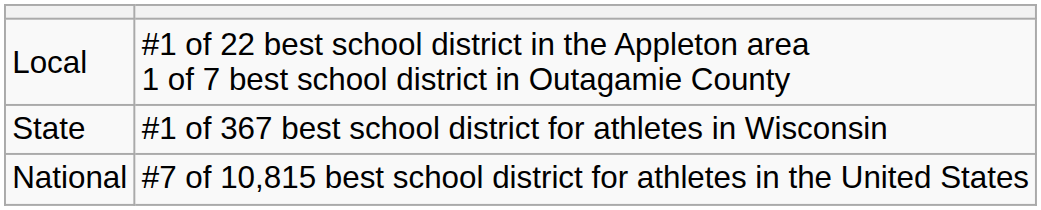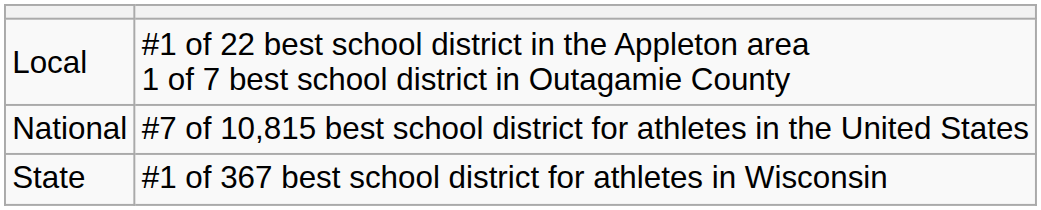rows swapped: (49, 128) <-> (70, 178)
